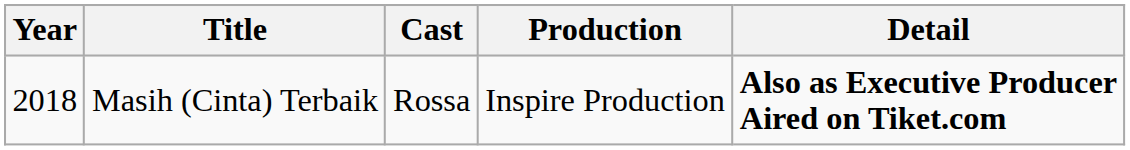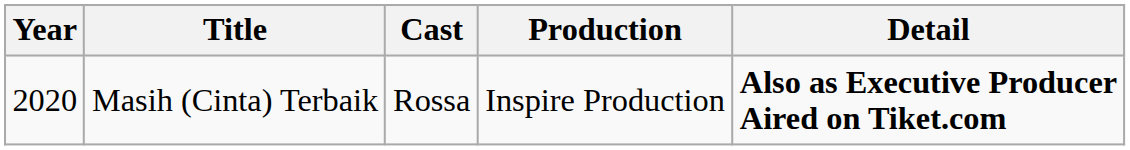(45, 99) 2018 -> (45, 99) 2020
